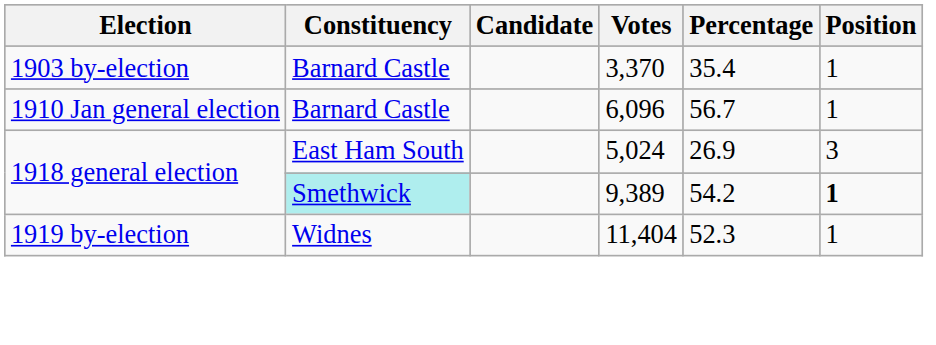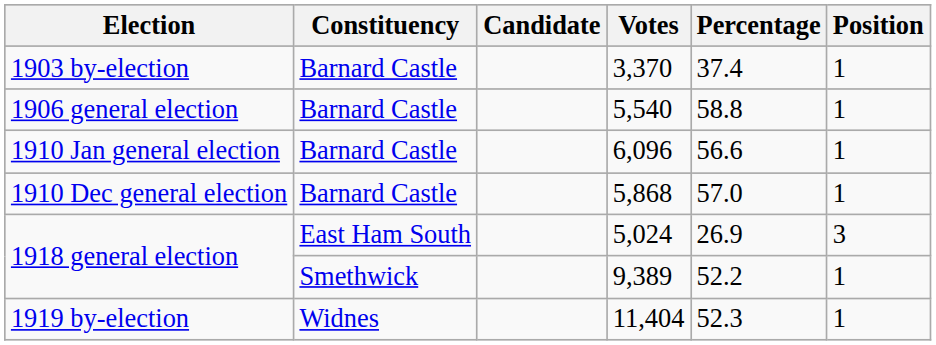(712, 67) 35.4 -> (720, 67) 37.4
+ row: (642, 109)
(712, 109) 56.7 -> (720, 151) 56.6
+ row: (642, 192)
(352, 192) paleturquoise background -> (359, 276) no background
(712, 192) 54.2 -> (720, 276) 52.2
(832, 192) bold -> (839, 276) normal
